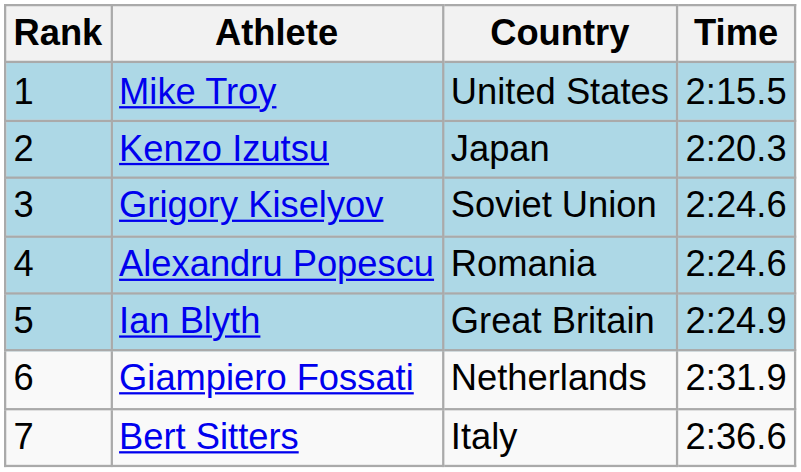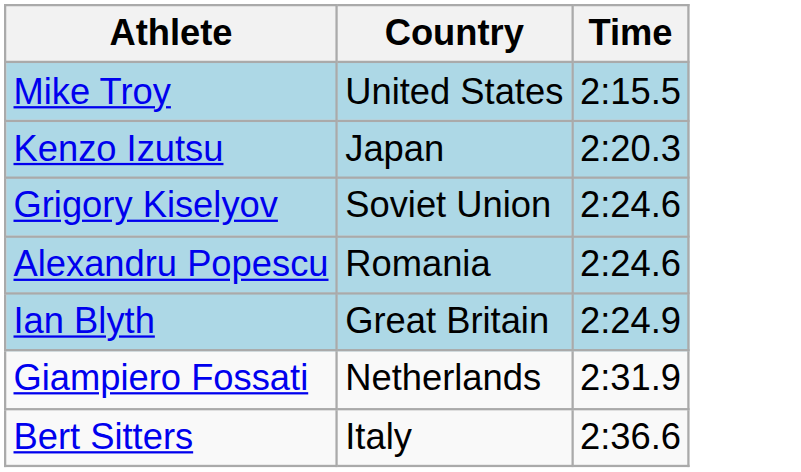- column: (58, 33)
